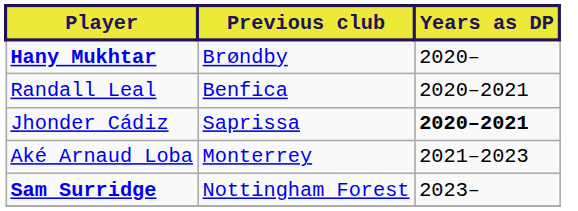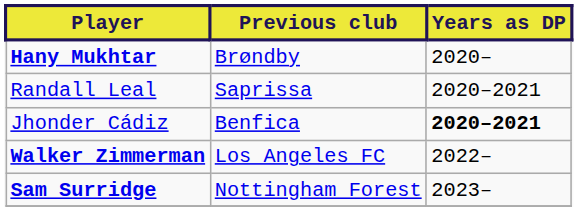(245, 91) Benfica -> (263, 91) Saprissa
(251, 124) Saprissa -> (257, 124) Benfica
- row: (102, 157)
+ row: (108, 157)
